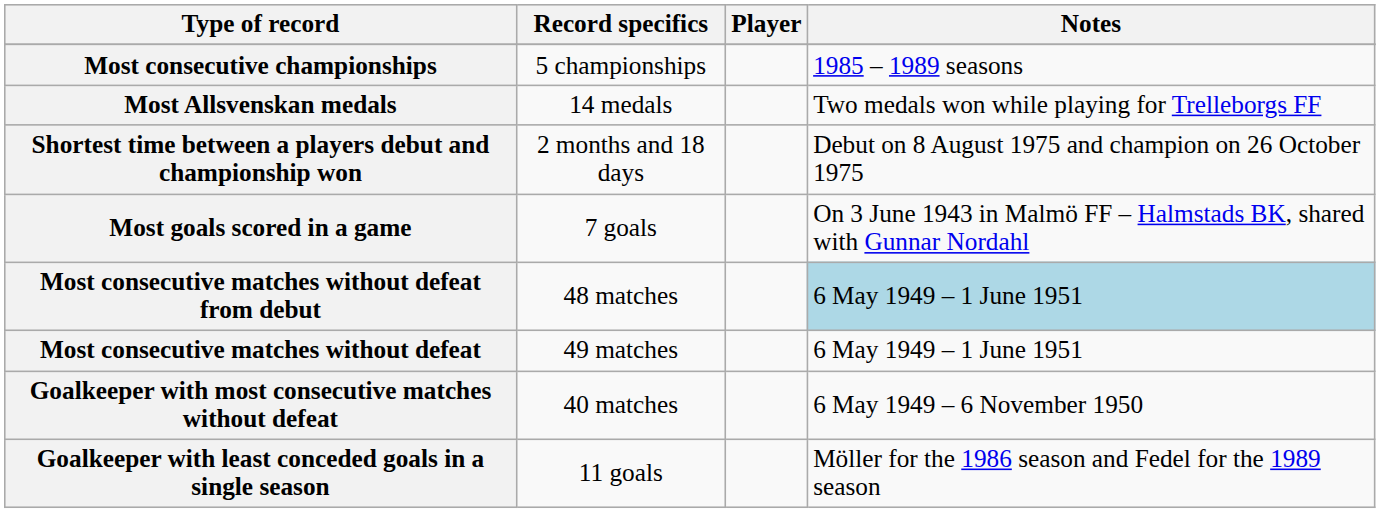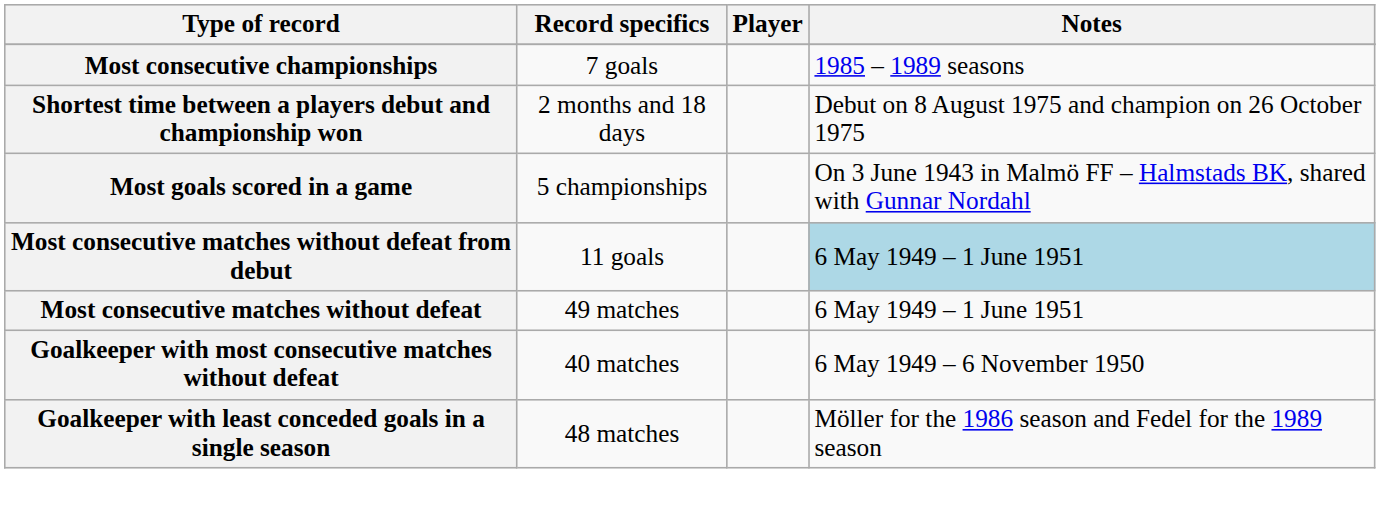(621, 64) 5 championships -> (622, 64) 7 goals
- row: (260, 104)
(621, 227) 7 goals -> (622, 187) 5 championships
(621, 296) 48 matches -> (622, 256) 11 goals
(621, 473) 11 goals -> (622, 433) 48 matches
